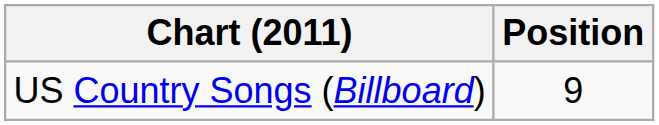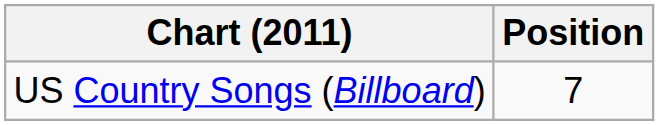(573, 90) 9 -> (573, 90) 7
